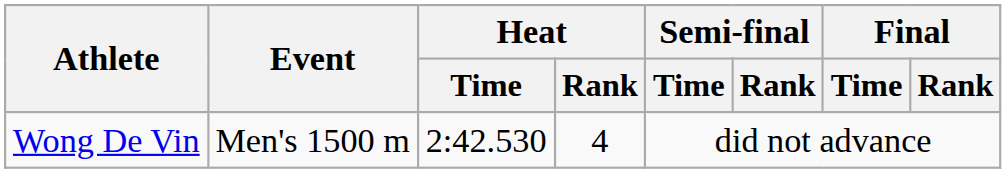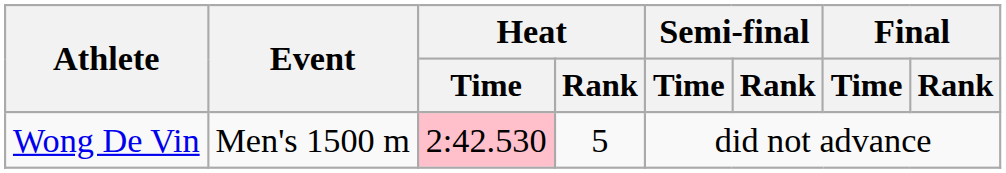(486, 139) no background -> (486, 139) pink background
(600, 139) 4 -> (600, 139) 5
